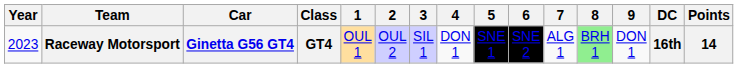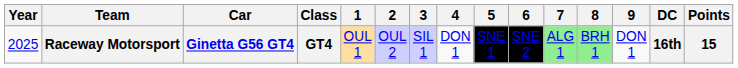(23, 44) 2023 -> (23, 44) 2025
(560, 44) no background -> (560, 44) lightgreen background
(709, 44) 14 -> (709, 44) 15
